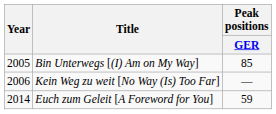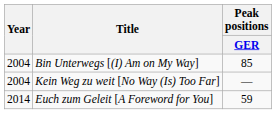(19, 63) 2005 -> (19, 63) 2004
(19, 81) 2006 -> (19, 81) 2004
